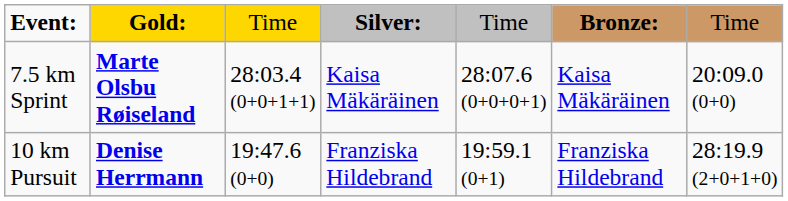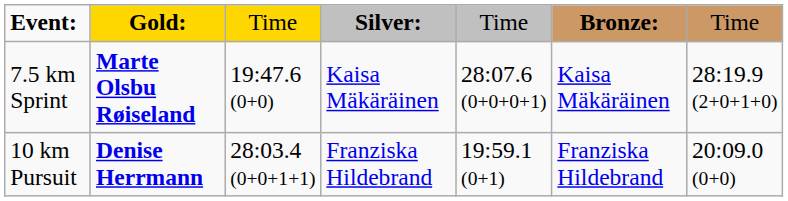(273, 86) 28:03.4 (0+0+1+1) -> (266, 86) 19:47.6 (0+0)
(728, 86) 20:09.0 (0+0) -> (735, 86) 28:19.9 (2+0+1+0)
(266, 163) 19:47.6 (0+0) -> (273, 163) 28:03.4 (0+0+1+1)
(735, 163) 28:19.9 (2+0+1+0) -> (728, 163) 20:09.0 (0+0)
